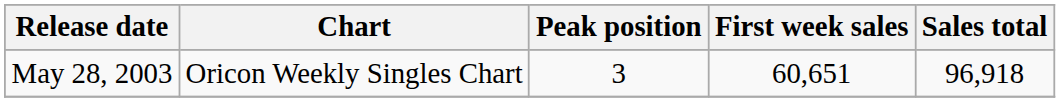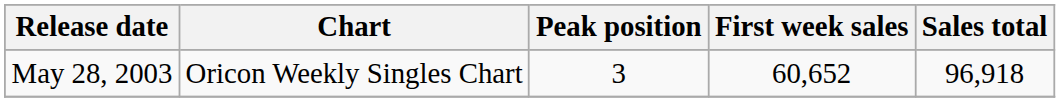(812, 73) 60,651 -> (812, 73) 60,652
